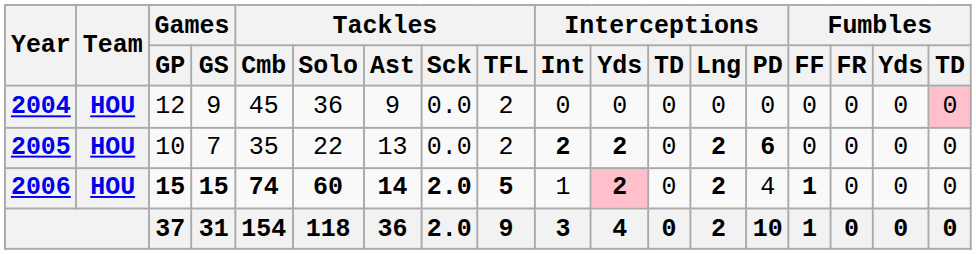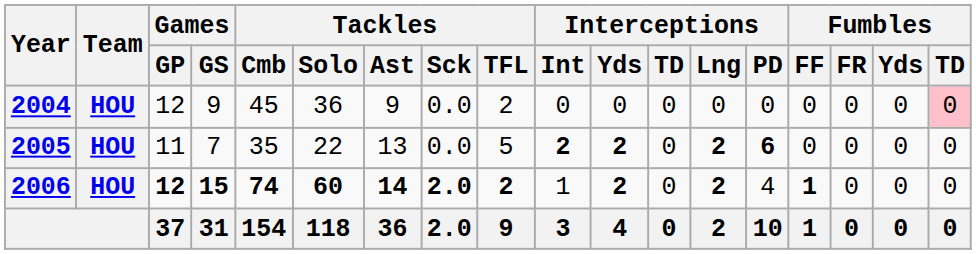(170, 147) 10 -> (170, 147) 11
(506, 147) 2 -> (506, 147) 5
(170, 188) 15 -> (170, 188) 12
(506, 188) 5 -> (506, 188) 2
(620, 188) pink background -> (620, 188) no background
